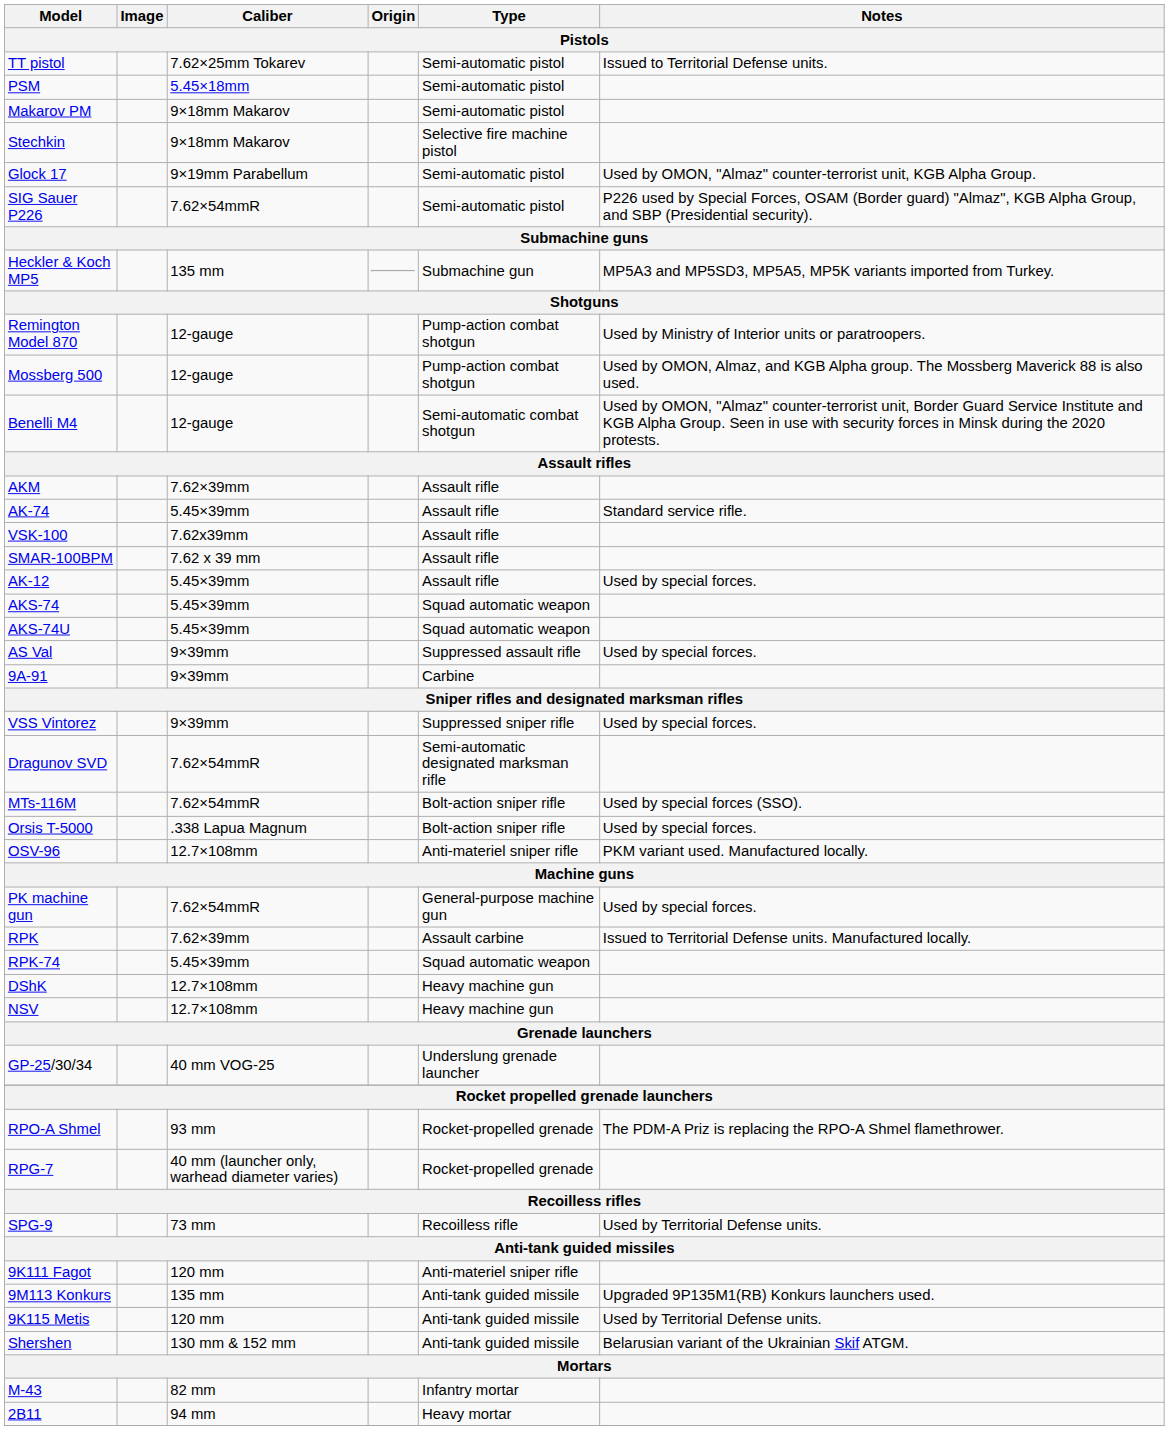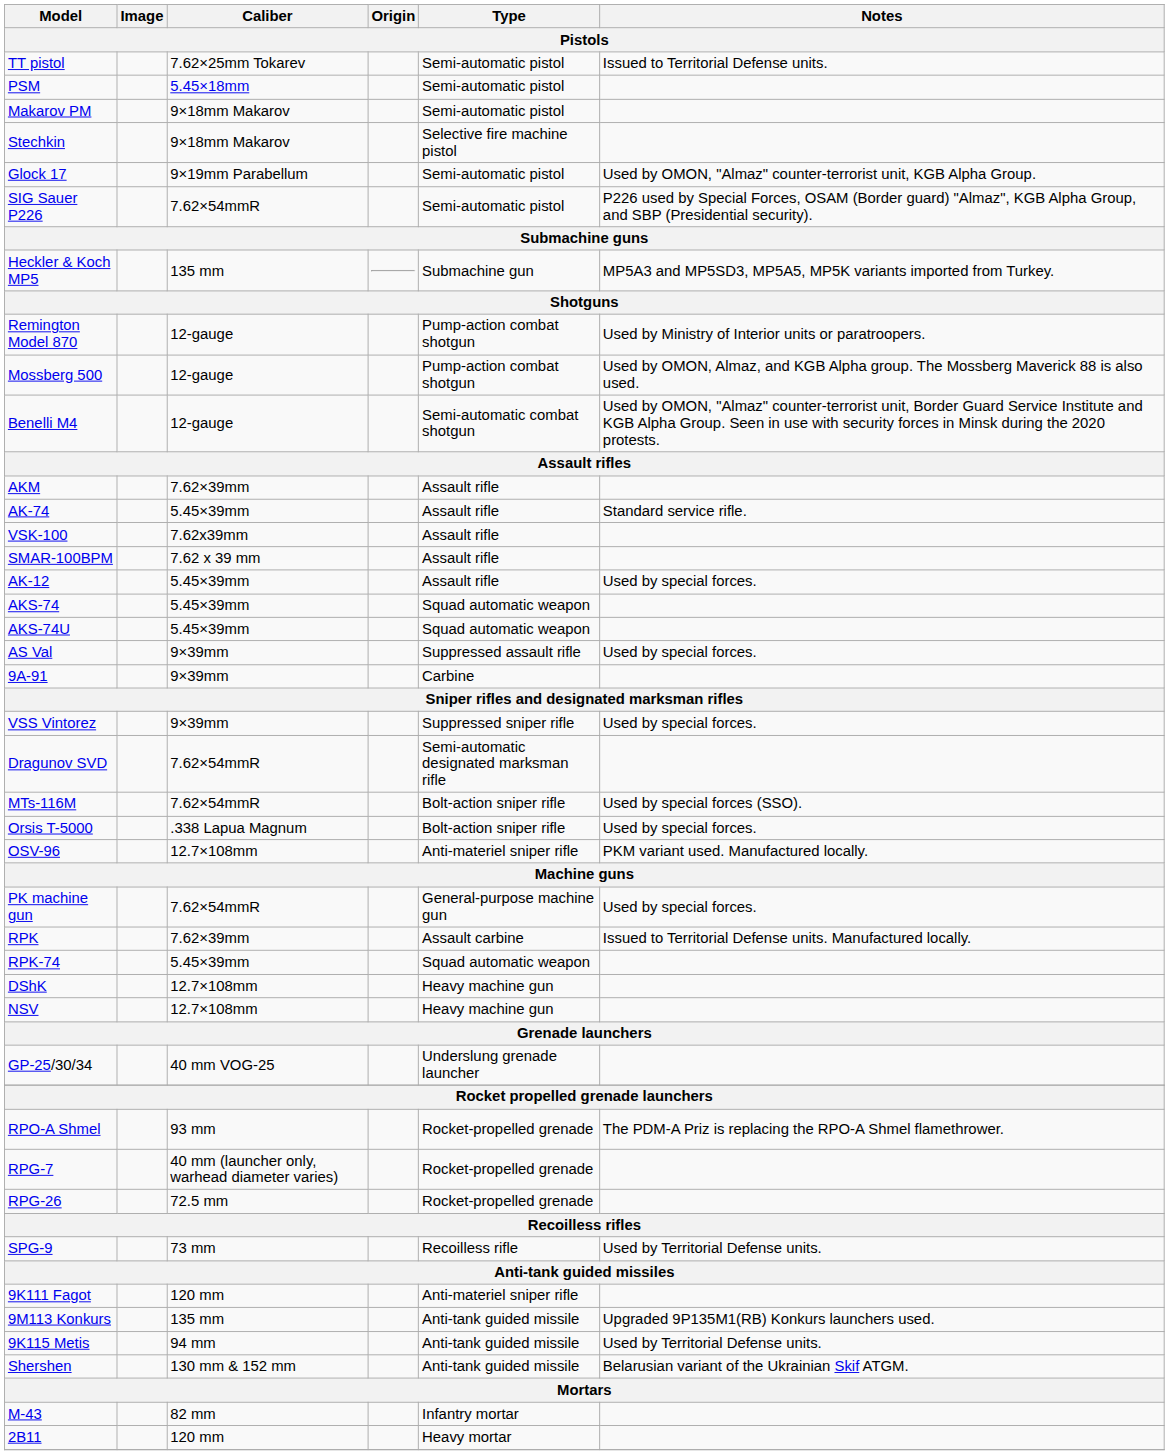+ row: (35, 1201)
(197, 1319) 120 mm -> (193, 1343) 94 mm
(193, 1413) 94 mm -> (197, 1437) 120 mm
